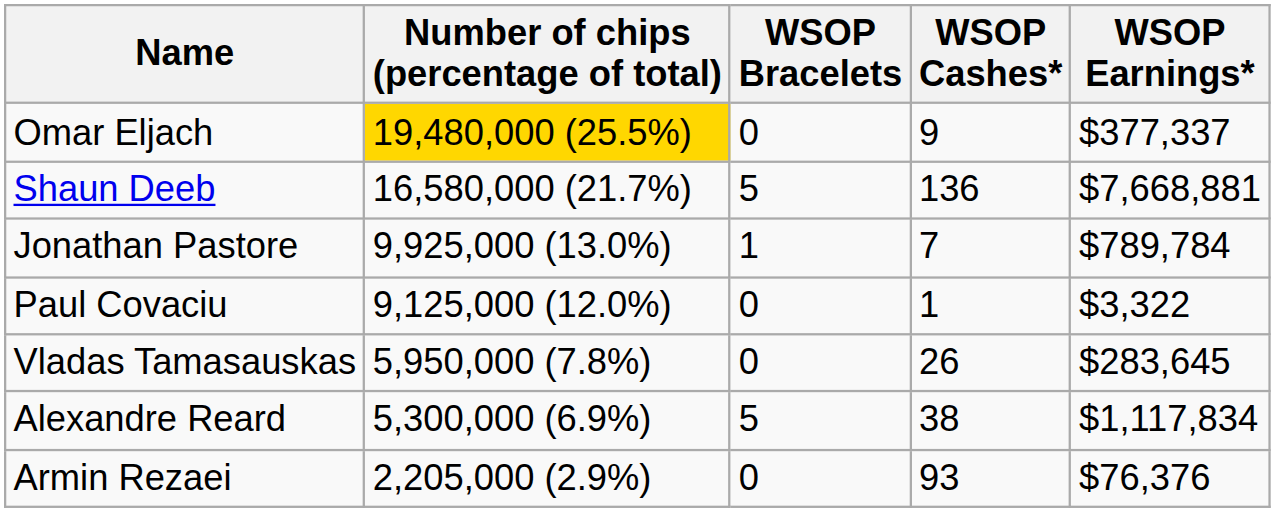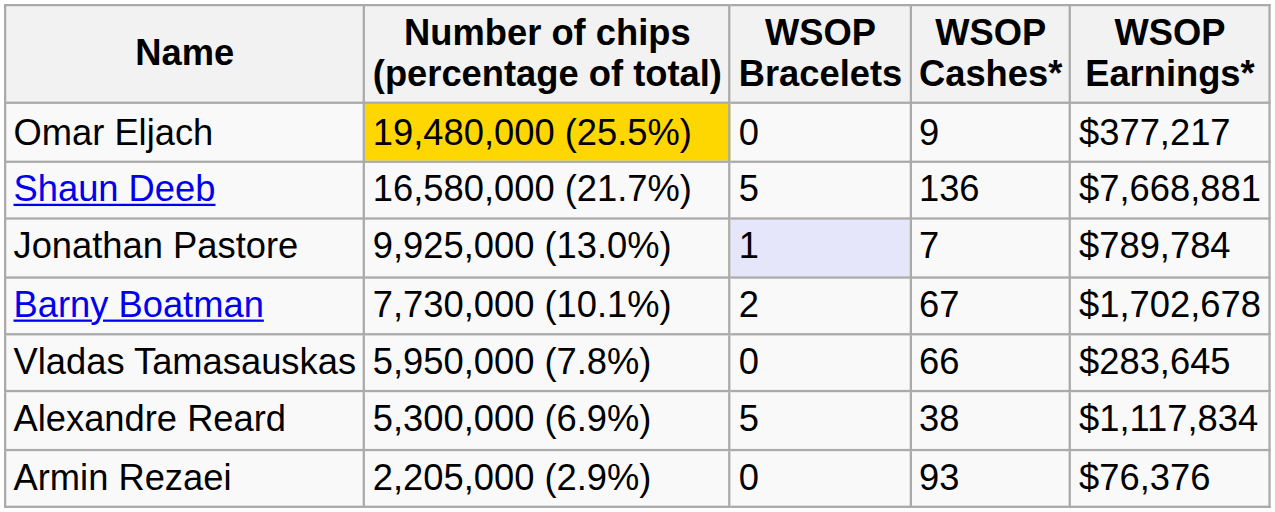(1155, 131) $377,337 -> (1155, 131) $377,217
(749, 246) no background -> (749, 246) lavender background
- row: (121, 304)
+ row: (139, 304)
(939, 362) 26 -> (939, 362) 66
